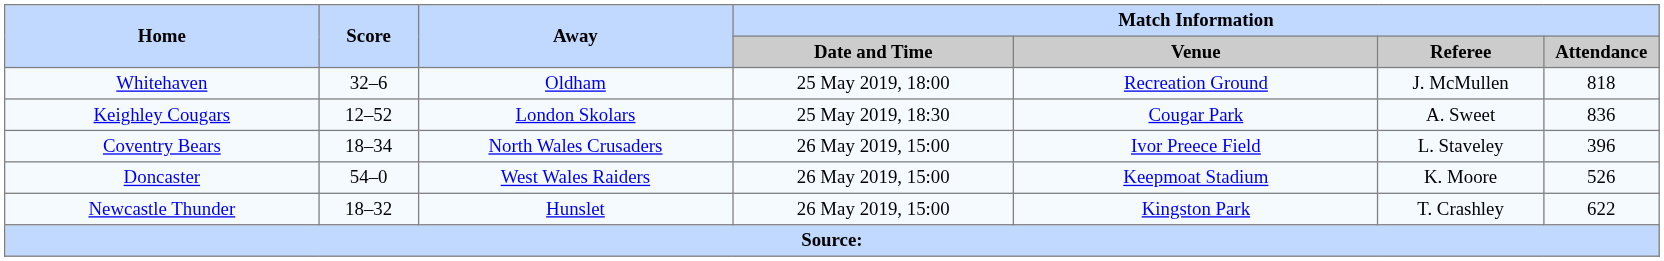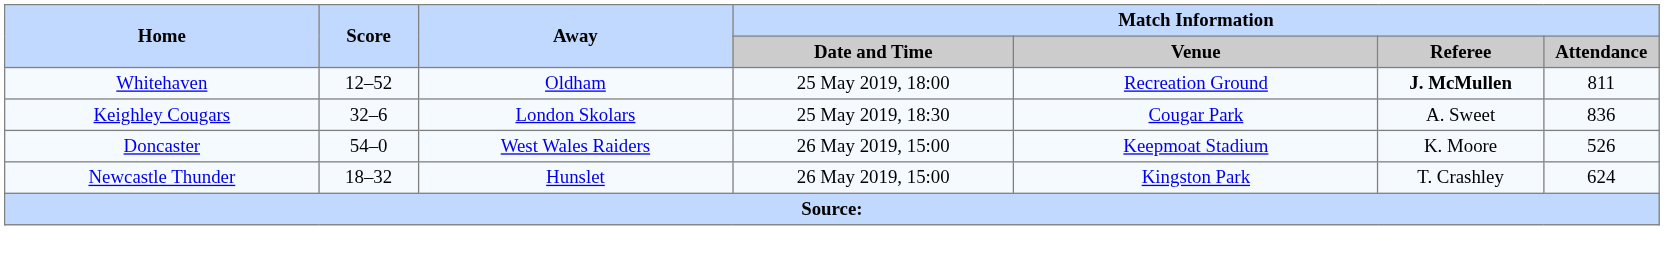(369, 83) 32–6 -> (369, 83) 12–52
(1461, 83) normal -> (1461, 83) bold
(1601, 83) 818 -> (1601, 83) 811
(369, 114) 12–52 -> (369, 114) 32–6
- row: (162, 145)
(1601, 208) 622 -> (1601, 177) 624
